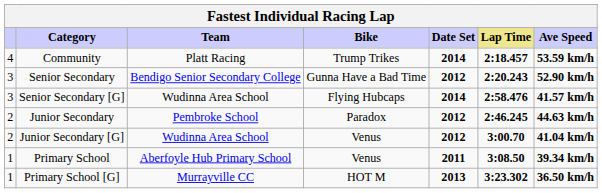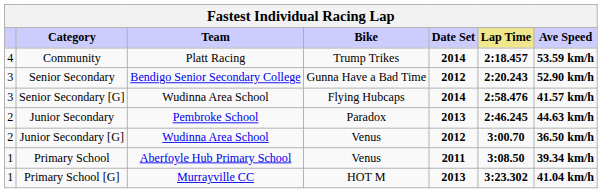(453, 117) 2012 -> (453, 117) 2013
(566, 137) 41.04 km/h -> (566, 137) 36.50 km/h
(566, 177) 36.50 km/h -> (566, 177) 41.04 km/h
